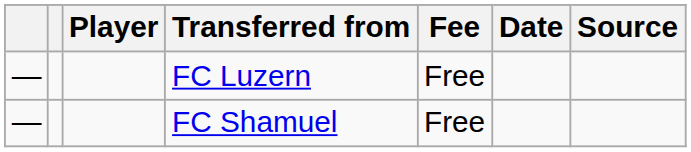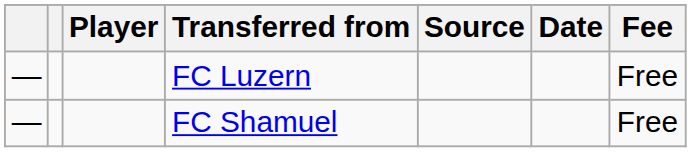columns swapped: (455, 28) <-> (628, 28)
